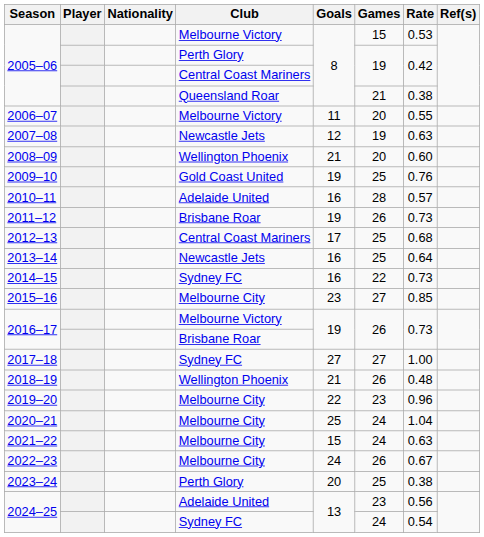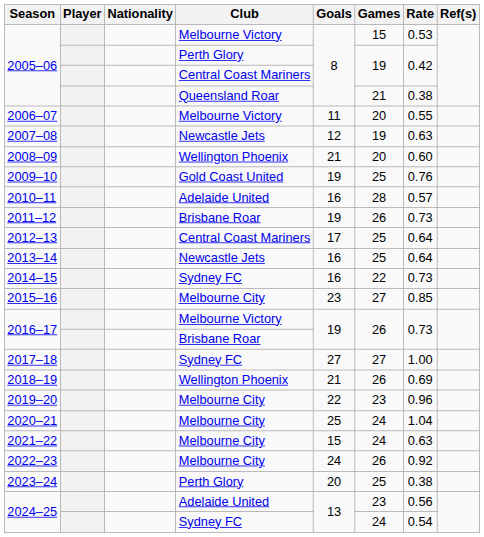(420, 237) 0.68 -> (420, 237) 0.64
(420, 380) 0.48 -> (420, 380) 0.69
(420, 461) 0.67 -> (420, 461) 0.92
